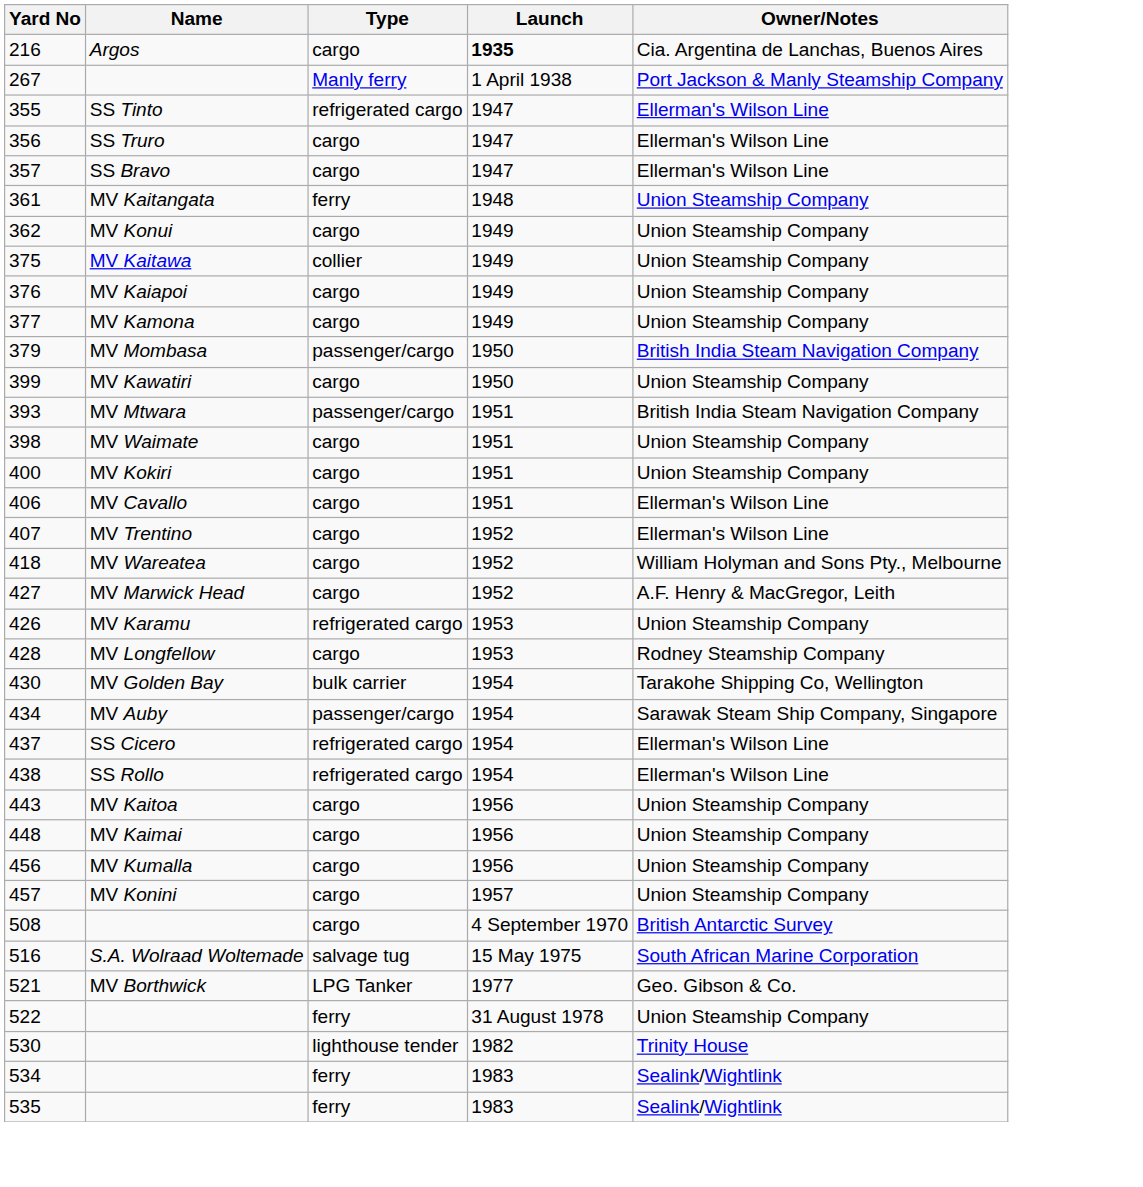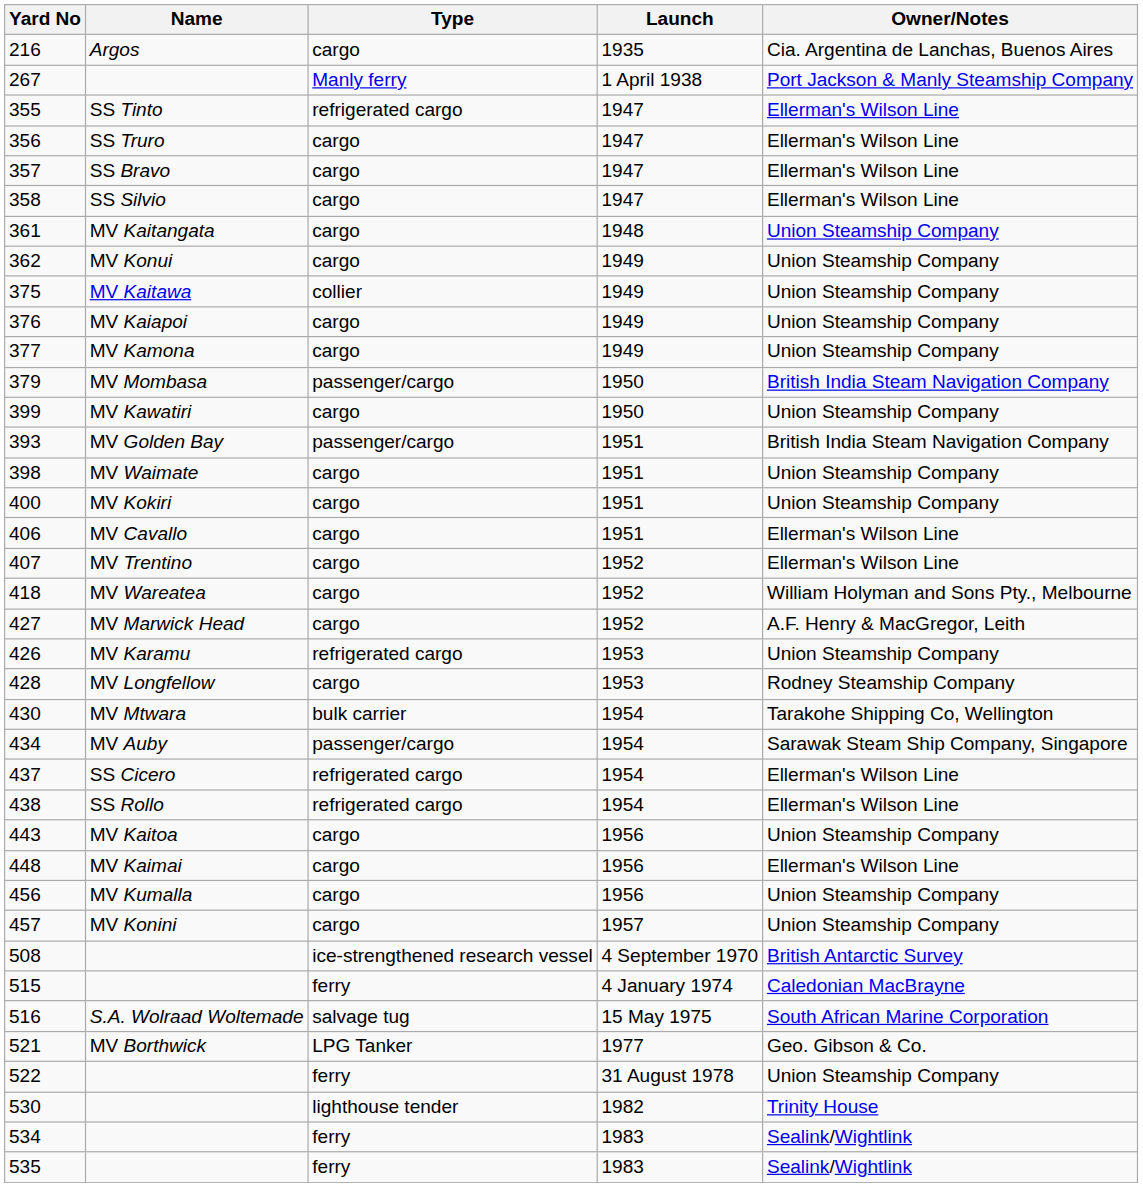(492, 49) bold -> (623, 49) normal
+ row: (25, 200)
(331, 200) ferry -> (336, 230) cargo
(138, 412) MV Mtwara -> (156, 442) MV Golden Bay
(156, 683) MV Golden Bay -> (138, 714) MV Mtwara
(753, 834) Union Steamship Company -> (863, 865) Ellerman's Wilson Line
(336, 925) cargo -> (452, 955) ice-strengthened research vessel
+ row: (25, 985)
